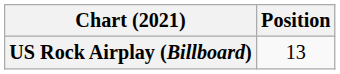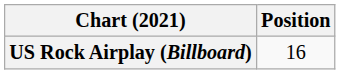(296, 52) 13 -> (296, 52) 16
